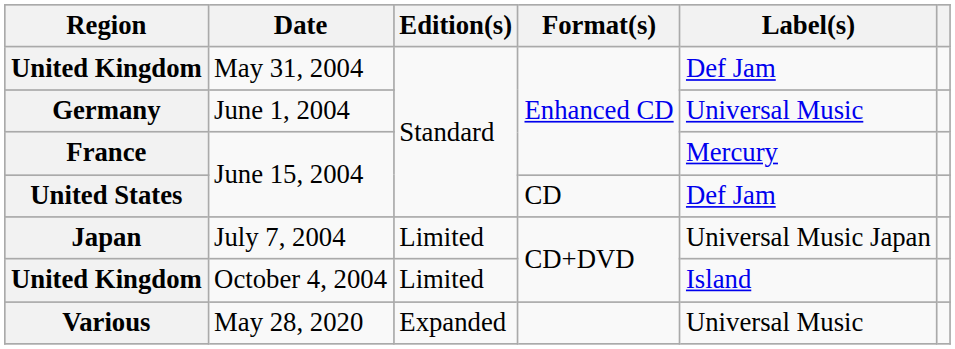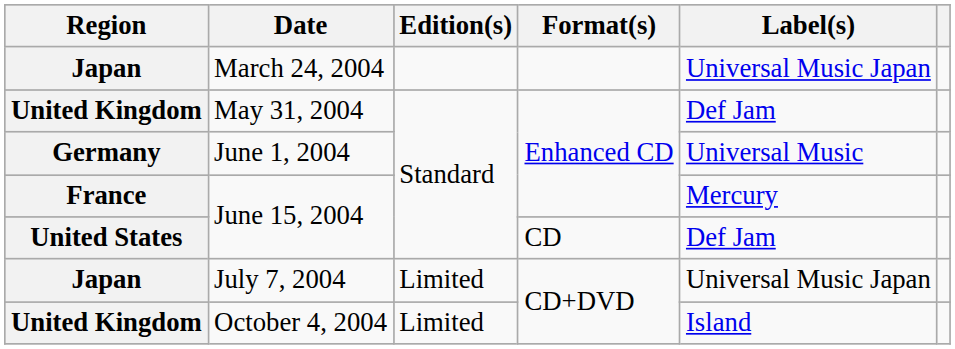+ row: (106, 68)
- row: (106, 322)
